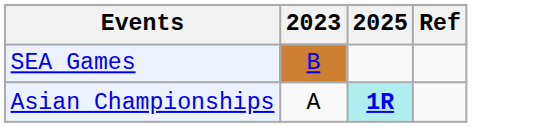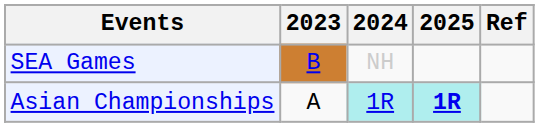+ column: (380, 24)
